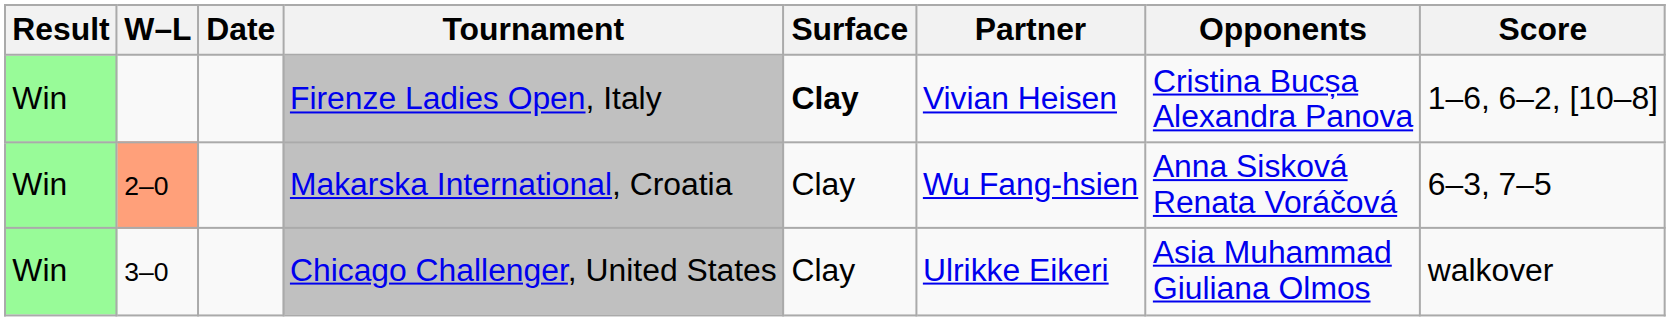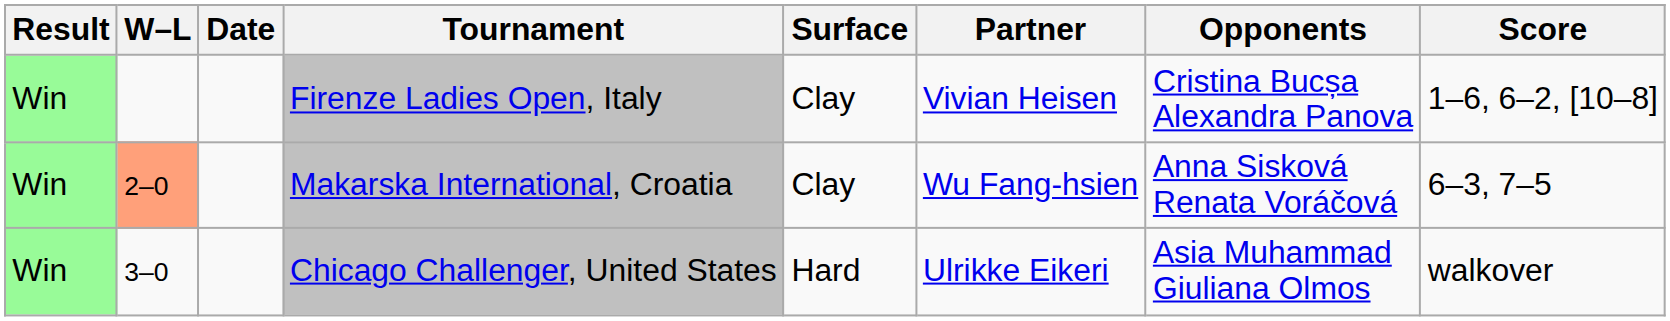(825, 98) bold -> (823, 98) normal
(823, 270) Clay -> (826, 270) Hard
